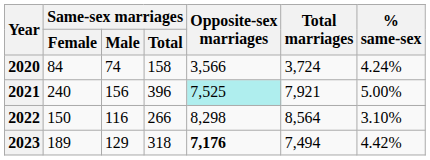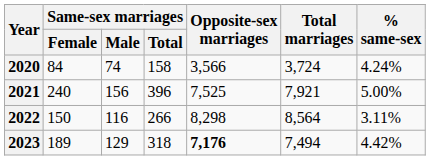(208, 92) paleturquoise background -> (208, 92) no background
(381, 117) 3.10% -> (381, 117) 3.11%
